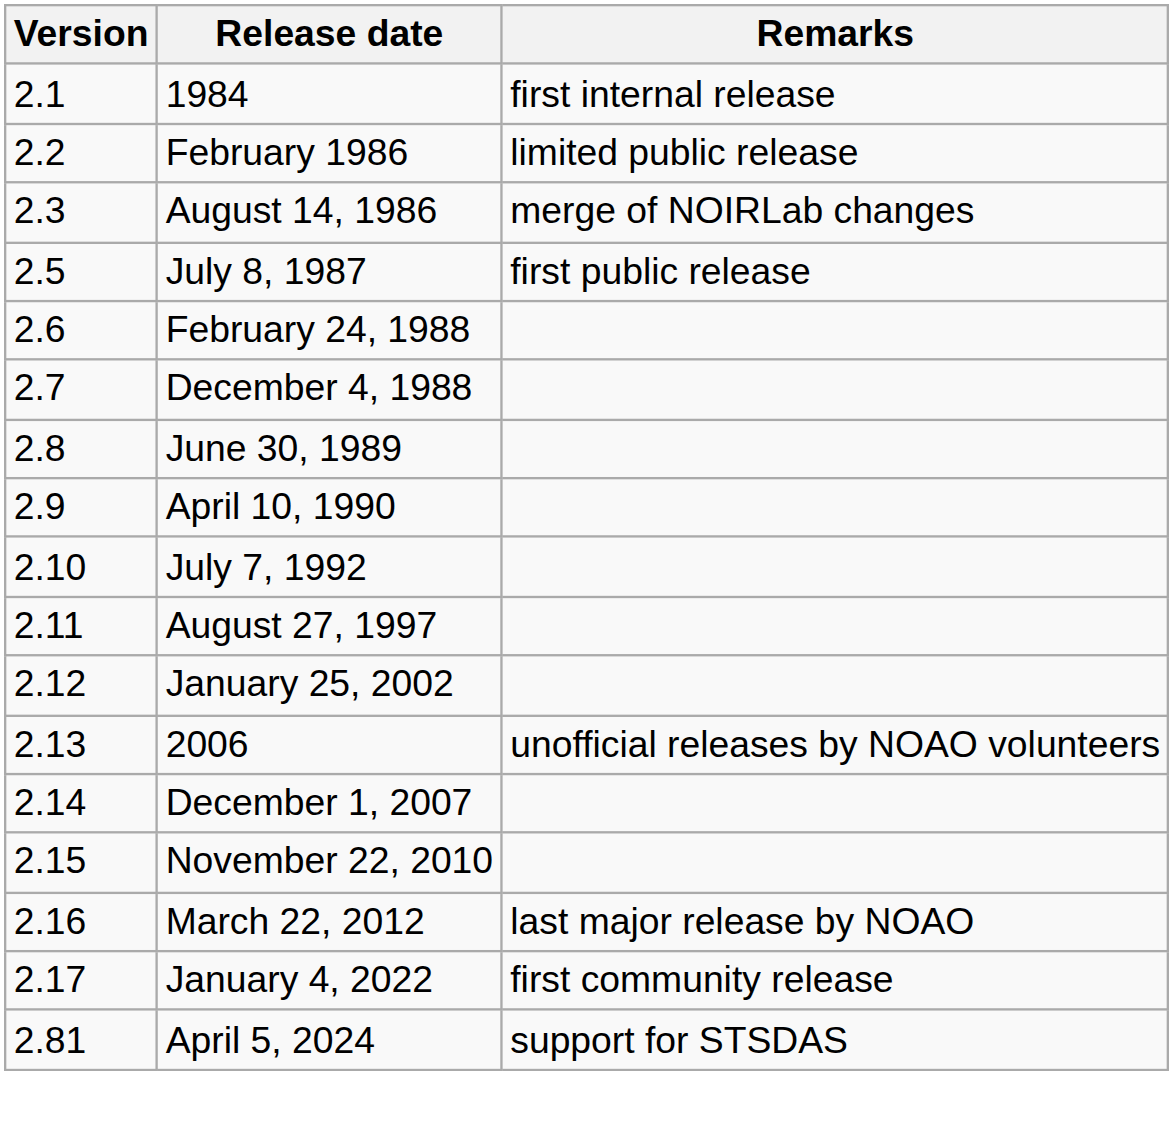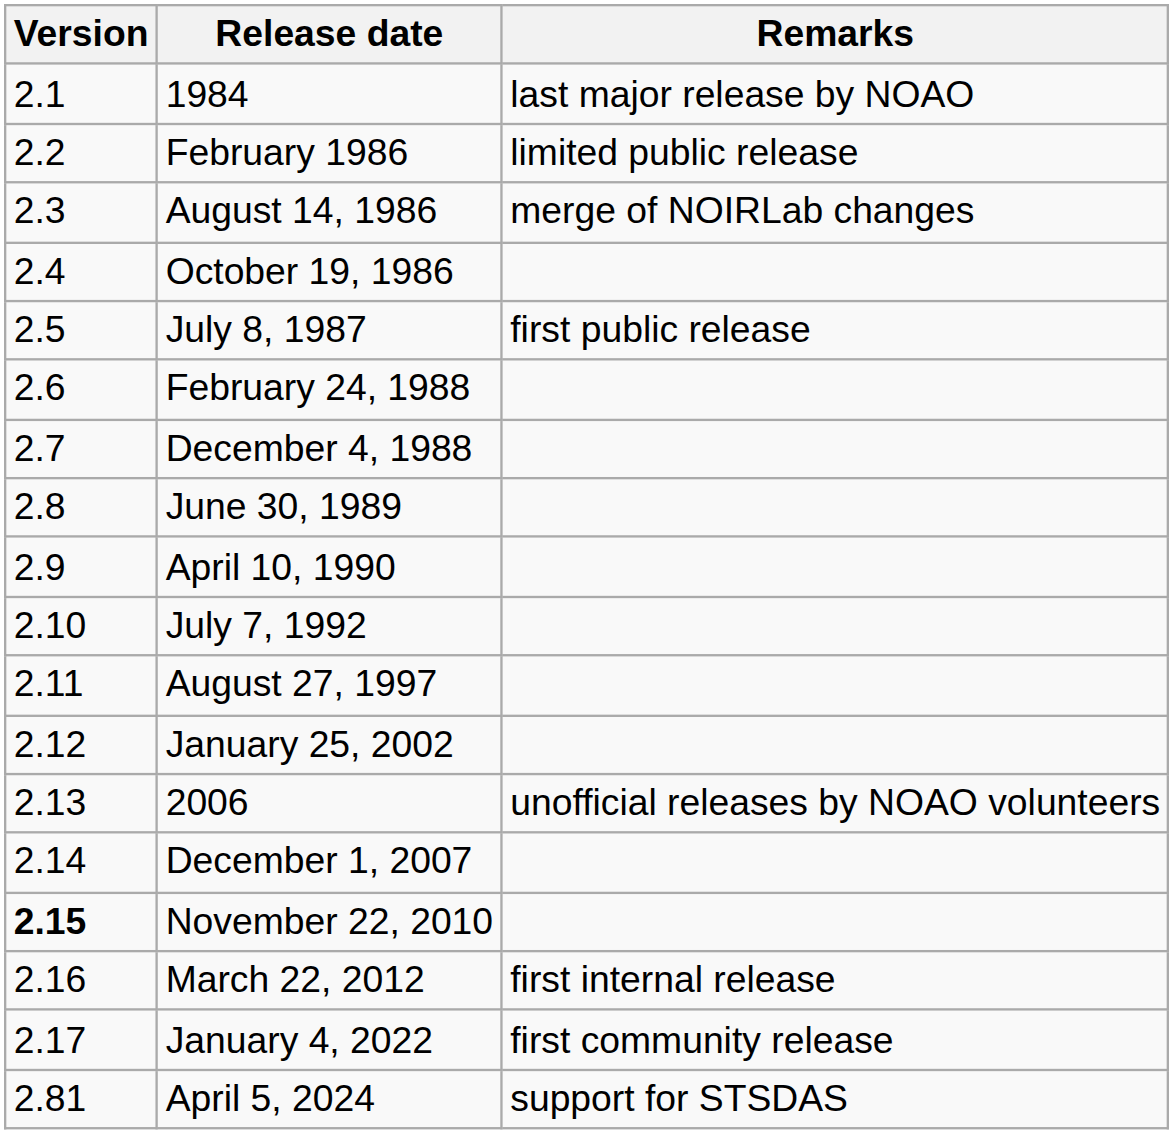(673, 93) first internal release -> (742, 93) last major release by NOAO
+ row: (310, 270)
(50, 861) normal -> (50, 920) bold
(742, 920) last major release by NOAO -> (673, 980) first internal release
